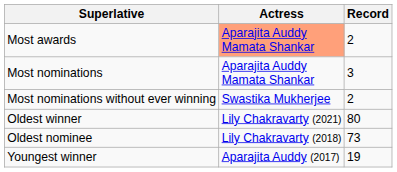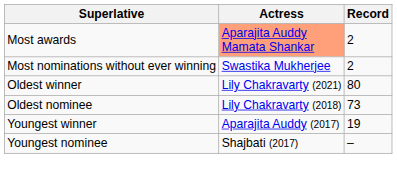- row: (55, 73)
+ row: (57, 143)
